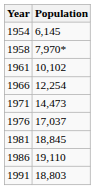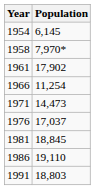(51, 67) 10,102 -> (51, 67) 17,902
(51, 85) 12,254 -> (50, 85) 11,254
